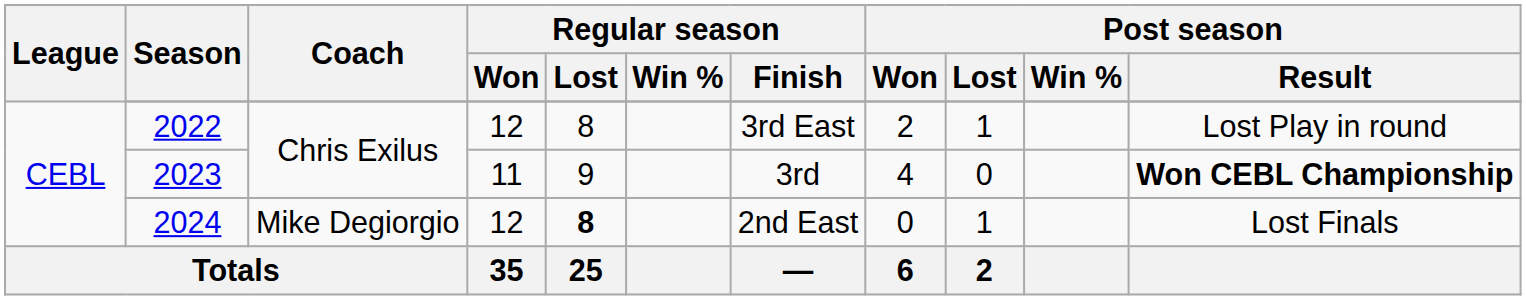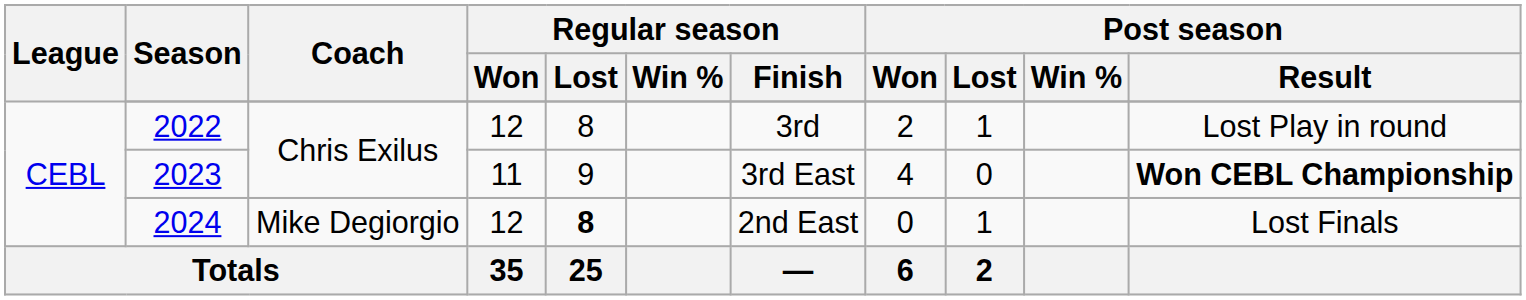(798, 126) 3rd East -> (798, 126) 3rd
(798, 174) 3rd -> (798, 174) 3rd East
